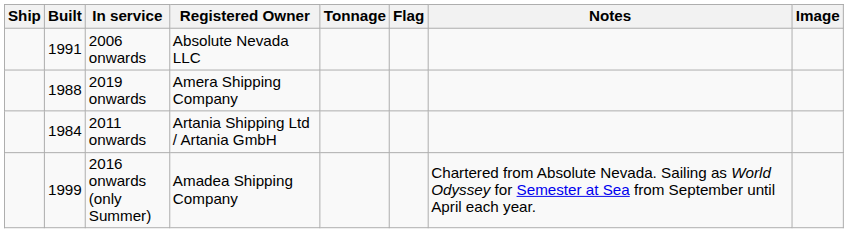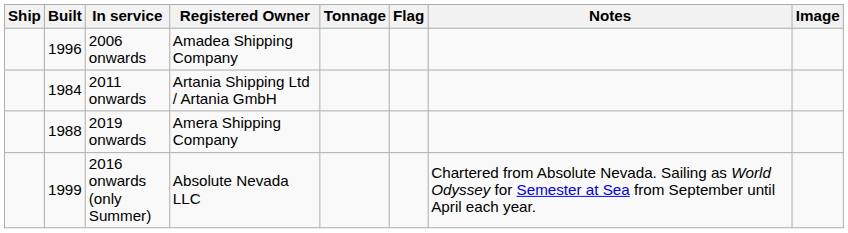(65, 49) 1991 -> (65, 49) 1996
(231, 49) Absolute Nevada LLC -> (233, 49) Amadea Shipping Company
rows swapped: (117, 90) <-> (117, 131)
(233, 189) Amadea Shipping Company -> (231, 189) Absolute Nevada LLC
